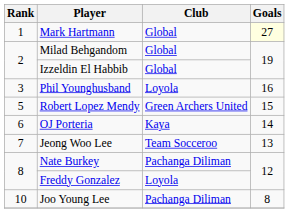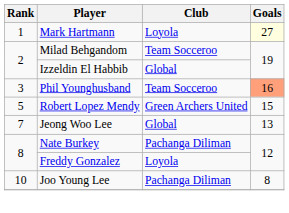(161, 32) Global -> (162, 32) Loyola
(161, 50) Global -> (181, 50) Team Socceroo
(162, 87) Loyola -> (181, 87) Team Socceroo
(267, 87) no background -> (267, 87) lightsalmon background
- row: (66, 124)
(181, 143) Team Socceroo -> (161, 124) Global
